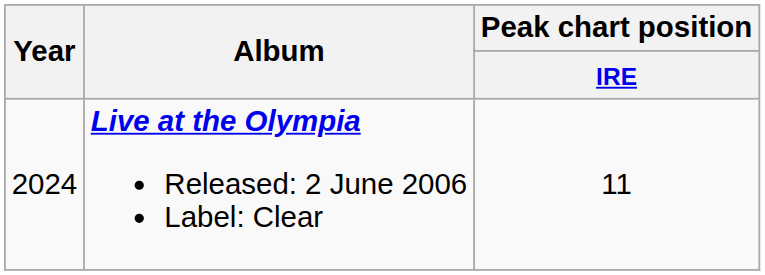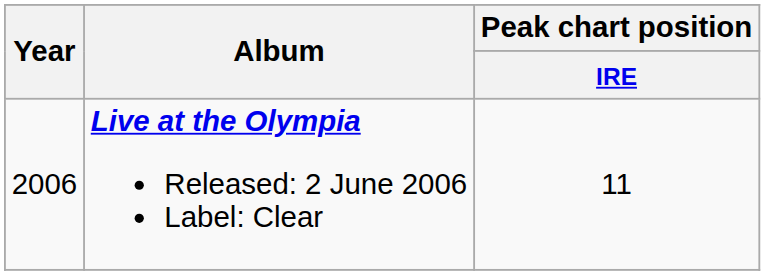(44, 183) 2024 -> (44, 183) 2006
